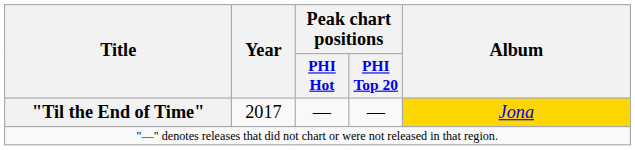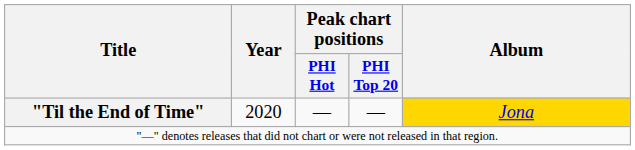(263, 112) 2017 -> (263, 112) 2020
